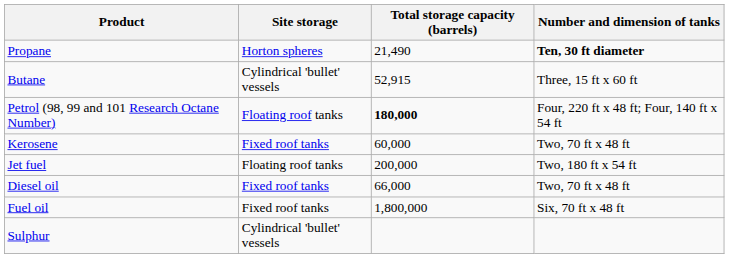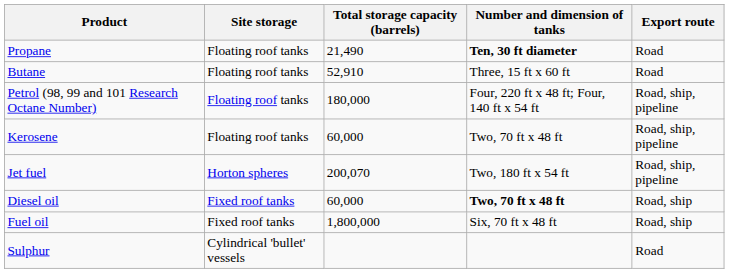+ column: (678, 22)
(282, 51) Horton spheres -> (258, 51) Floating roof tanks
(291, 79) Cylindrical 'bullet' vessels -> (258, 72) Floating roof tanks
(392, 79) 52,915 -> (345, 72) 52,910
(396, 115) bold -> (348, 100) normal
(285, 144) Fixed roof tanks -> (258, 136) Floating roof tanks
(292, 165) Floating roof tanks -> (248, 172) Horton spheres
(396, 165) 200,000 -> (348, 172) 200,070
(392, 186) 66,000 -> (345, 201) 60,000
(583, 186) normal -> (517, 201) bold
